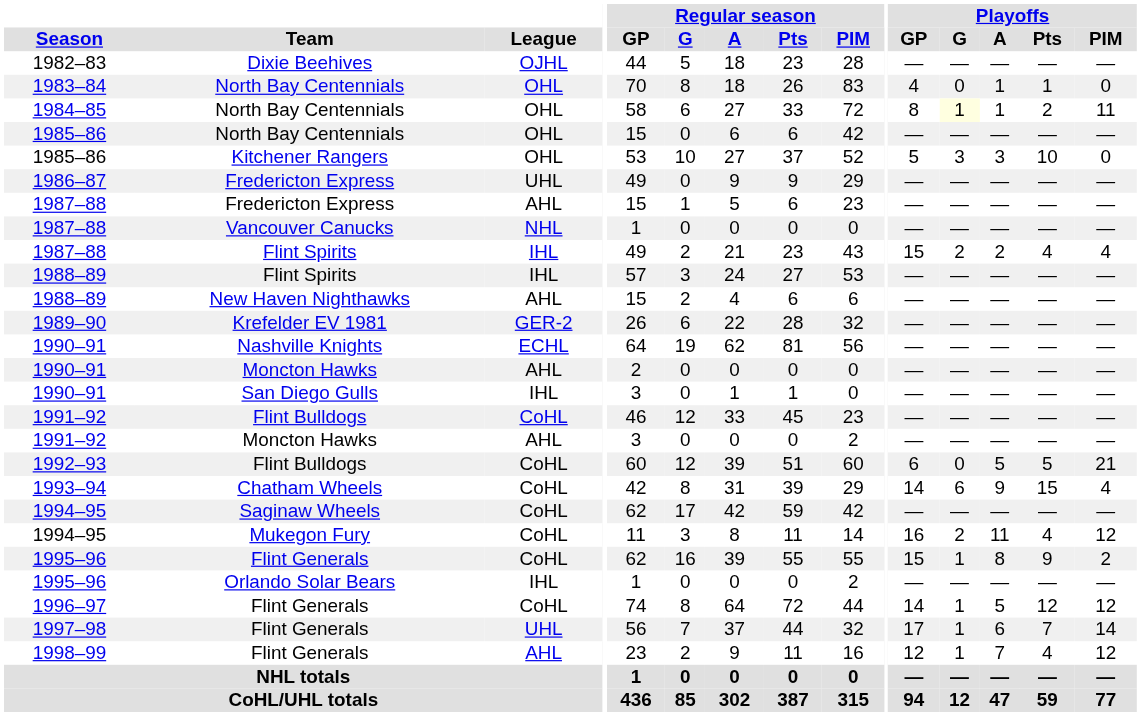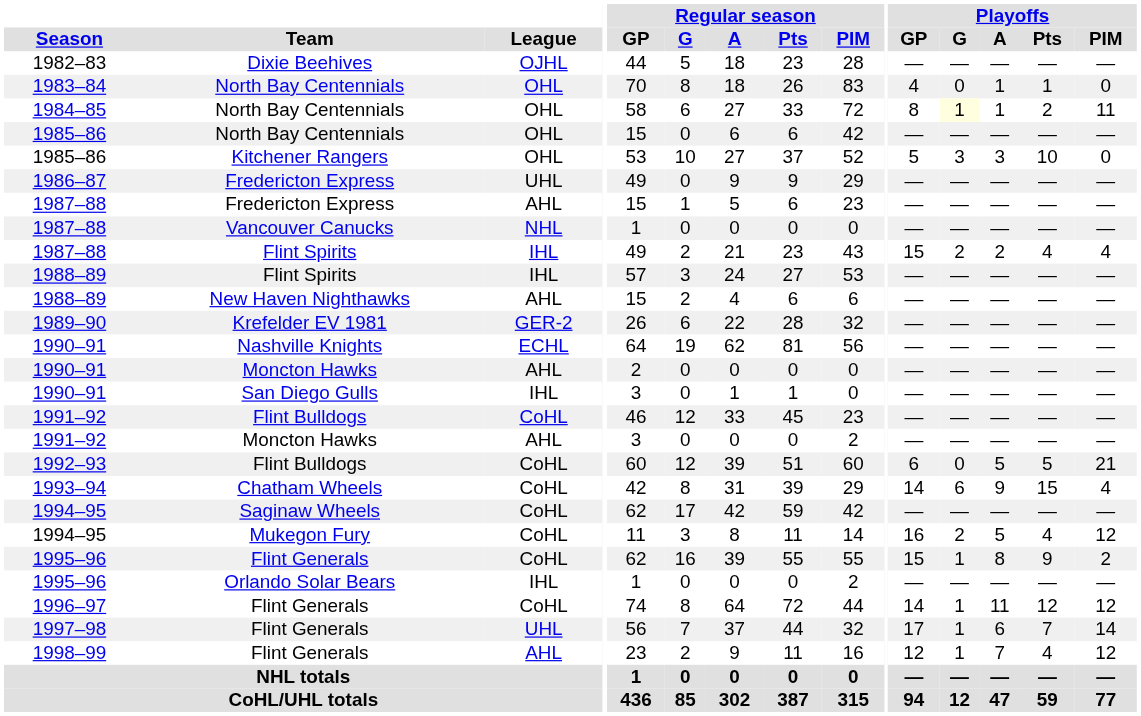(1000, 534) 11 -> (1000, 534) 5
(1000, 605) 5 -> (1000, 605) 11
